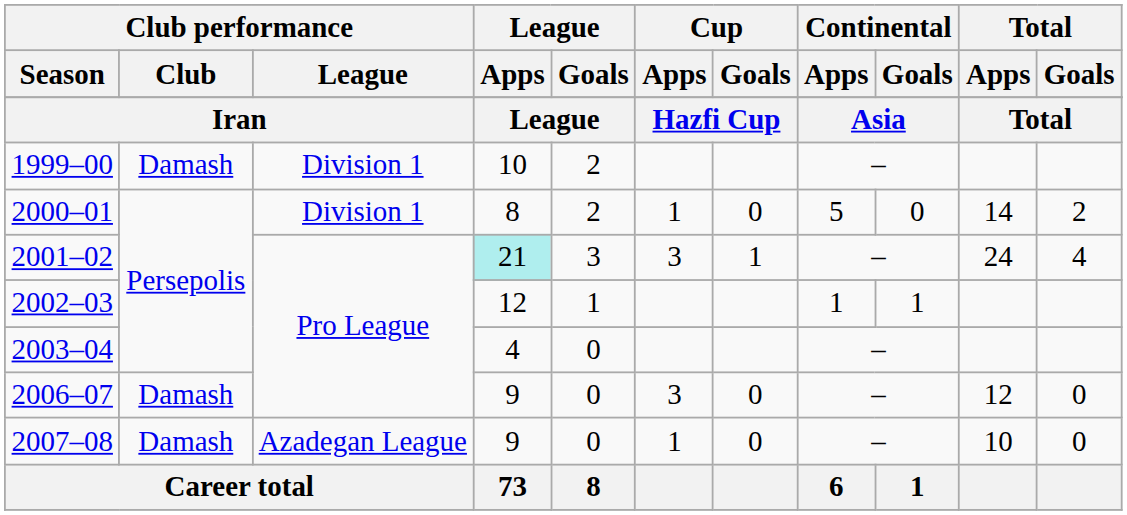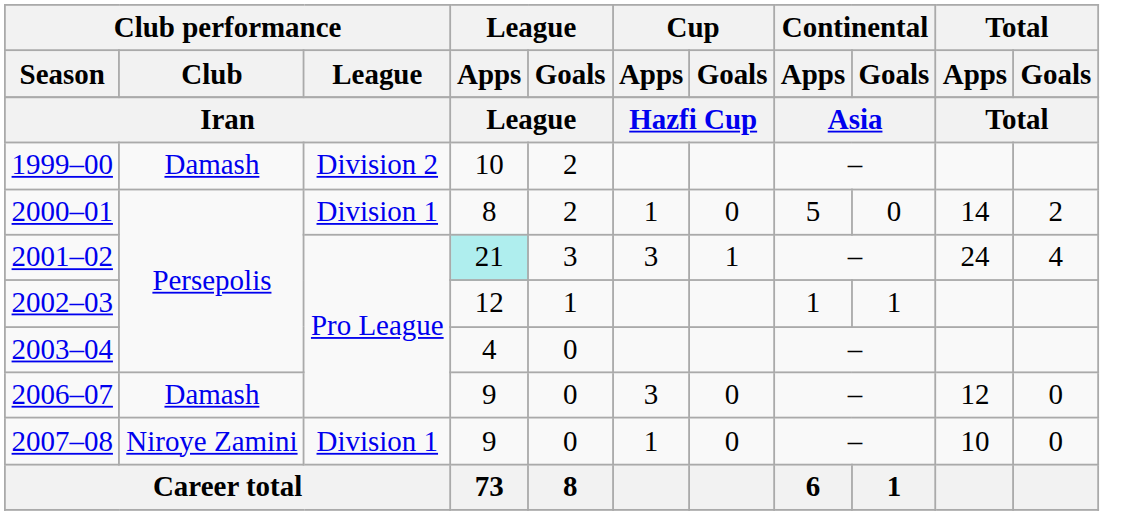(363, 165) Division 1 -> (377, 165) Division 2
(186, 440) Damash -> (212, 440) Niroye Zamini
(363, 440) Azadegan League -> (377, 440) Division 1
